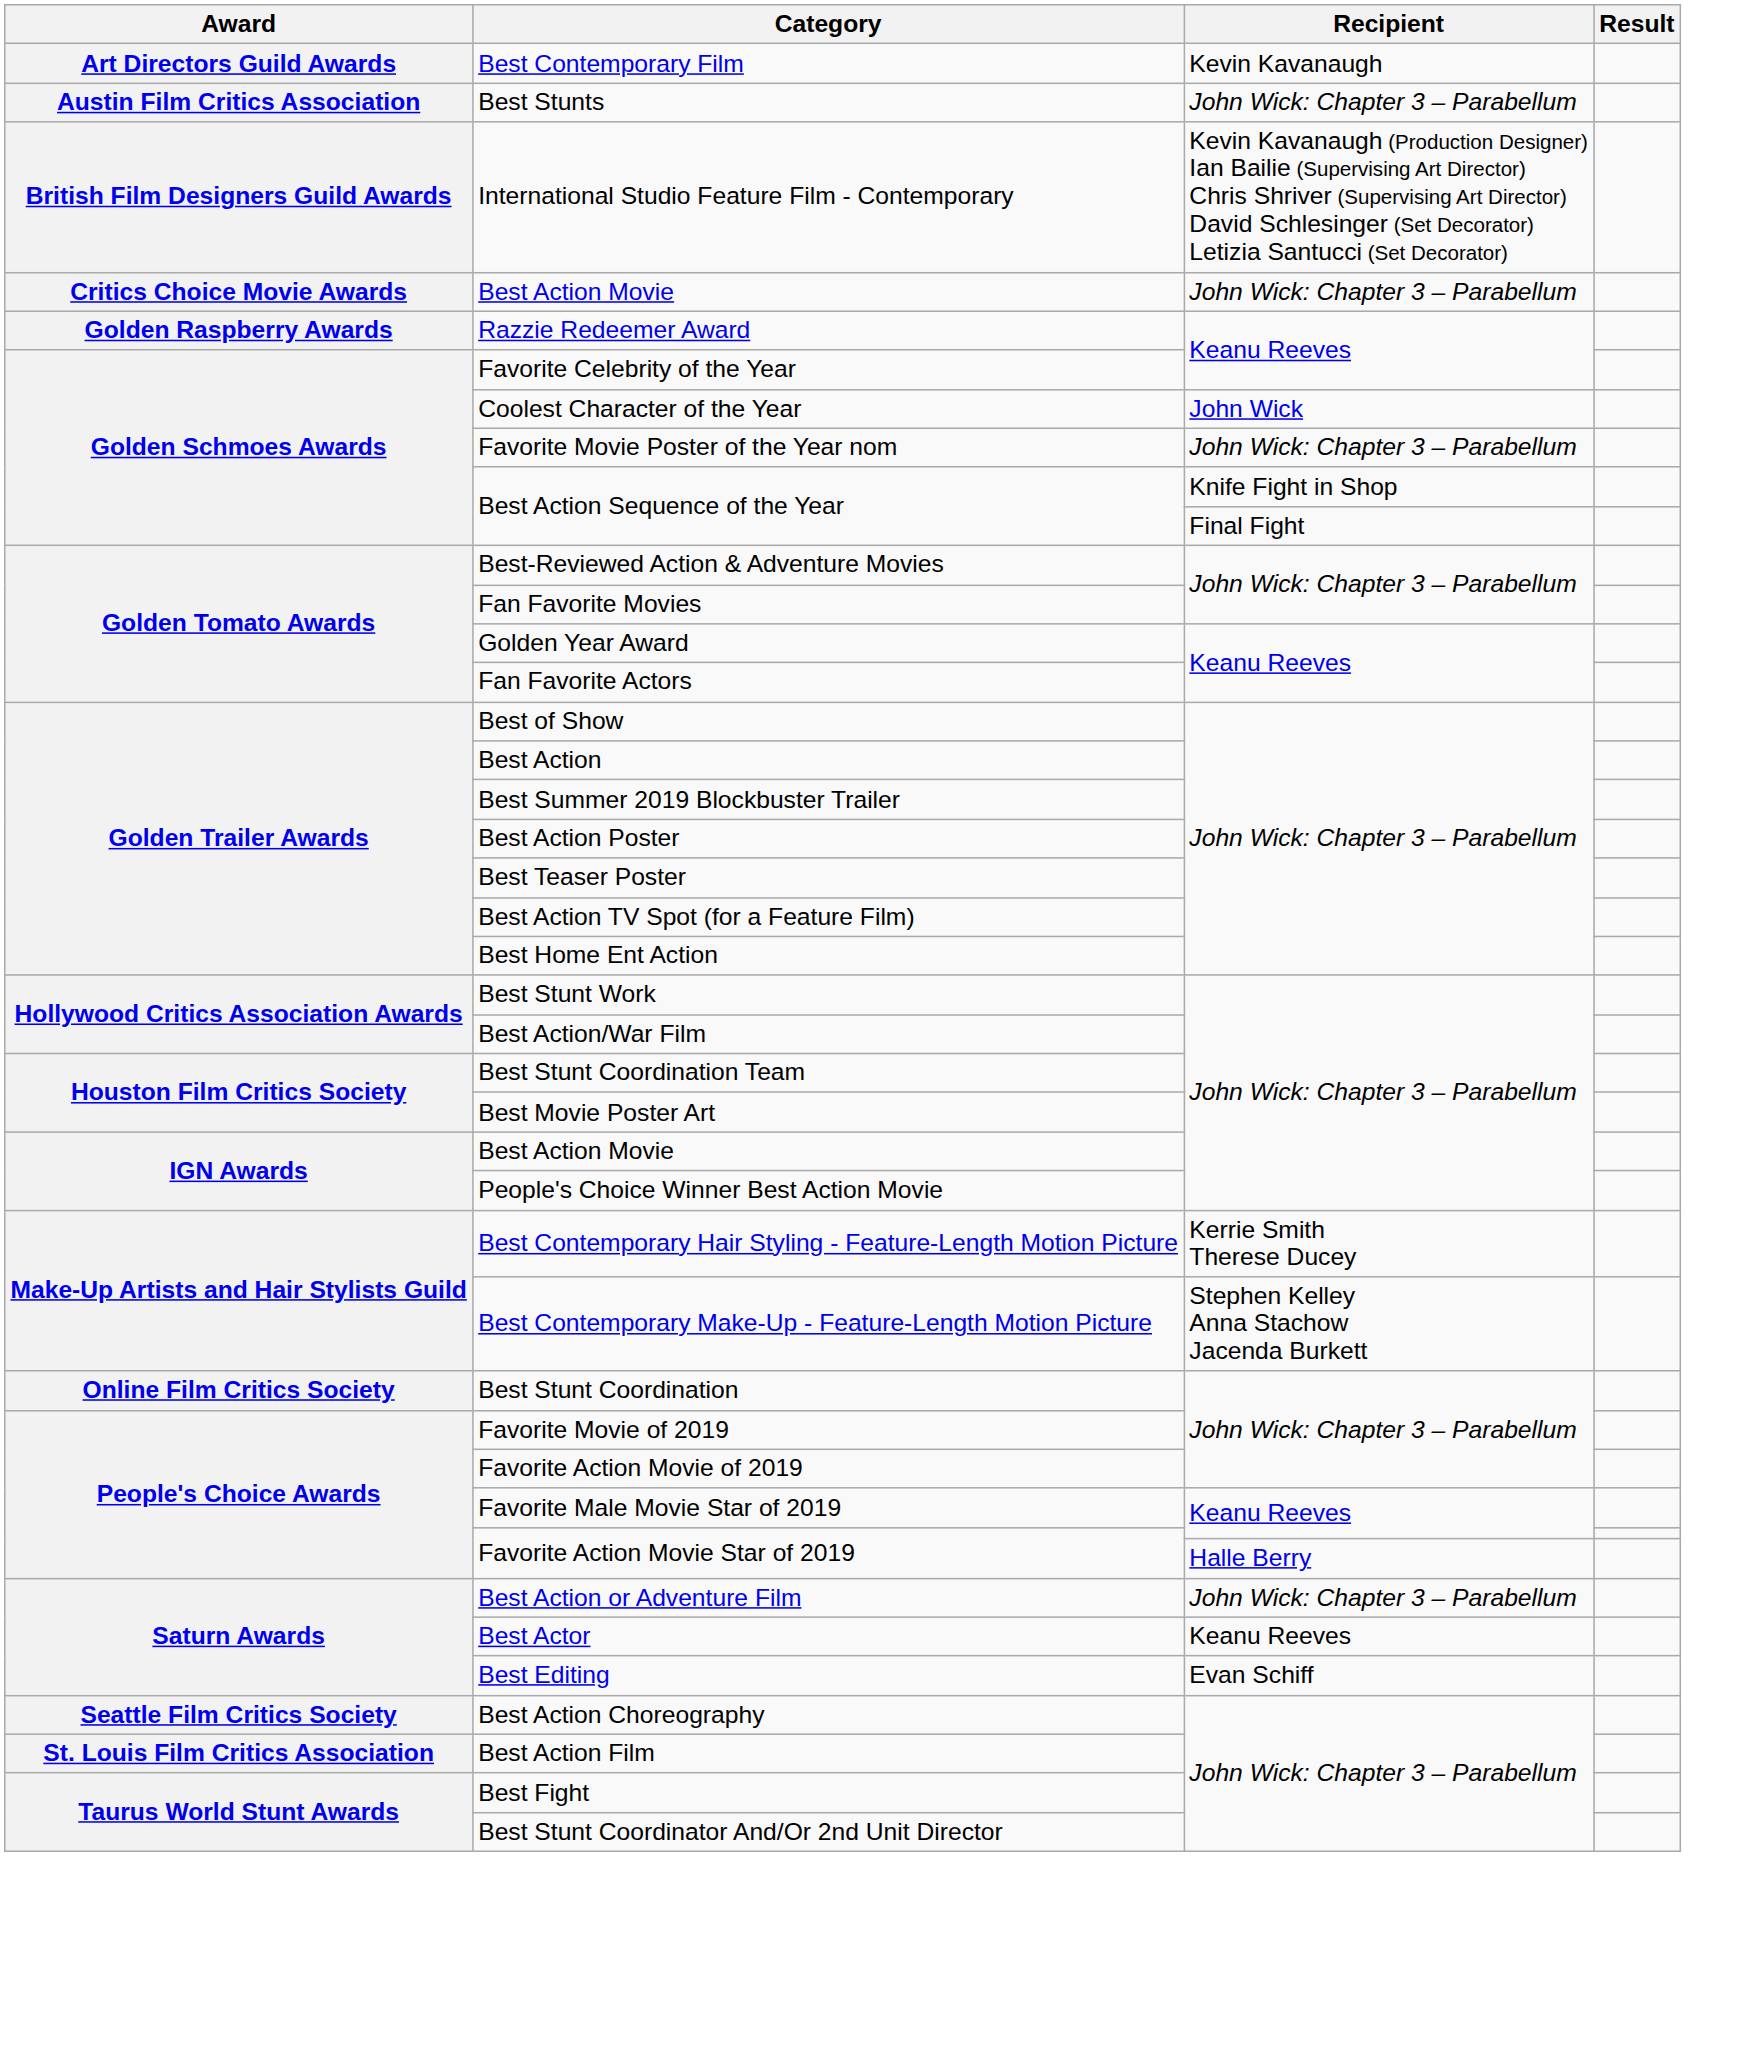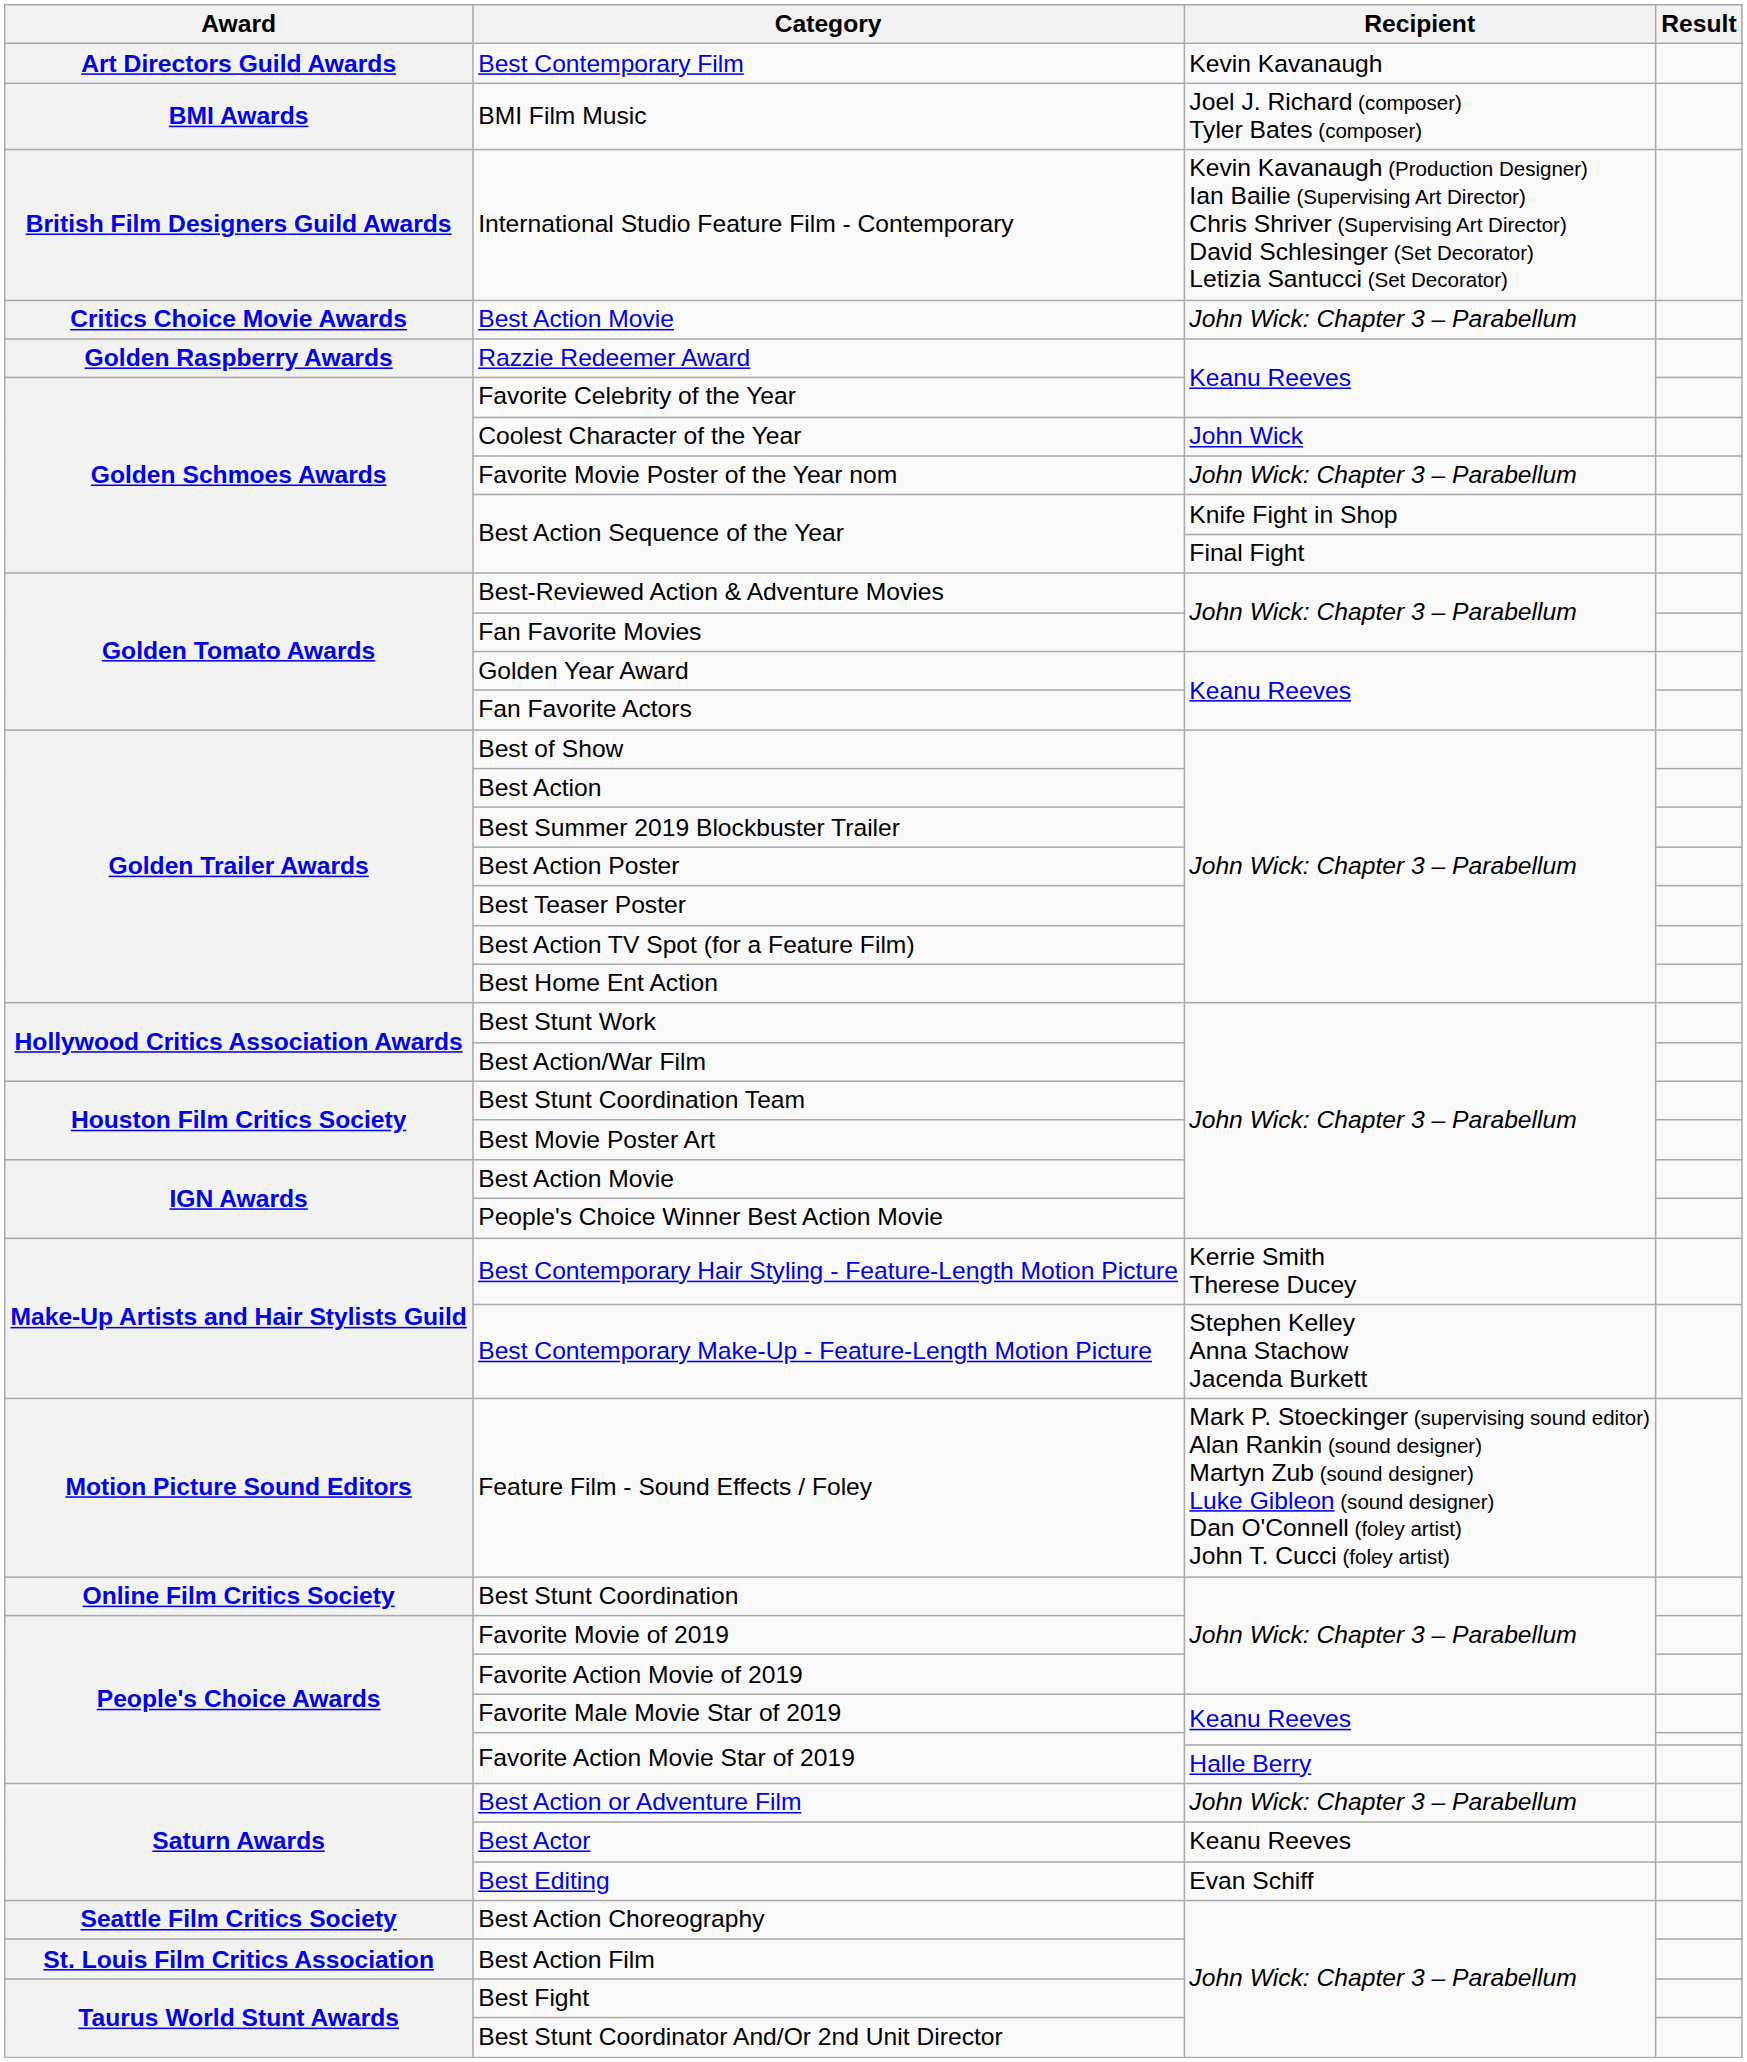- row: (541, 102)
+ row: (562, 116)
+ row: (675, 1487)
